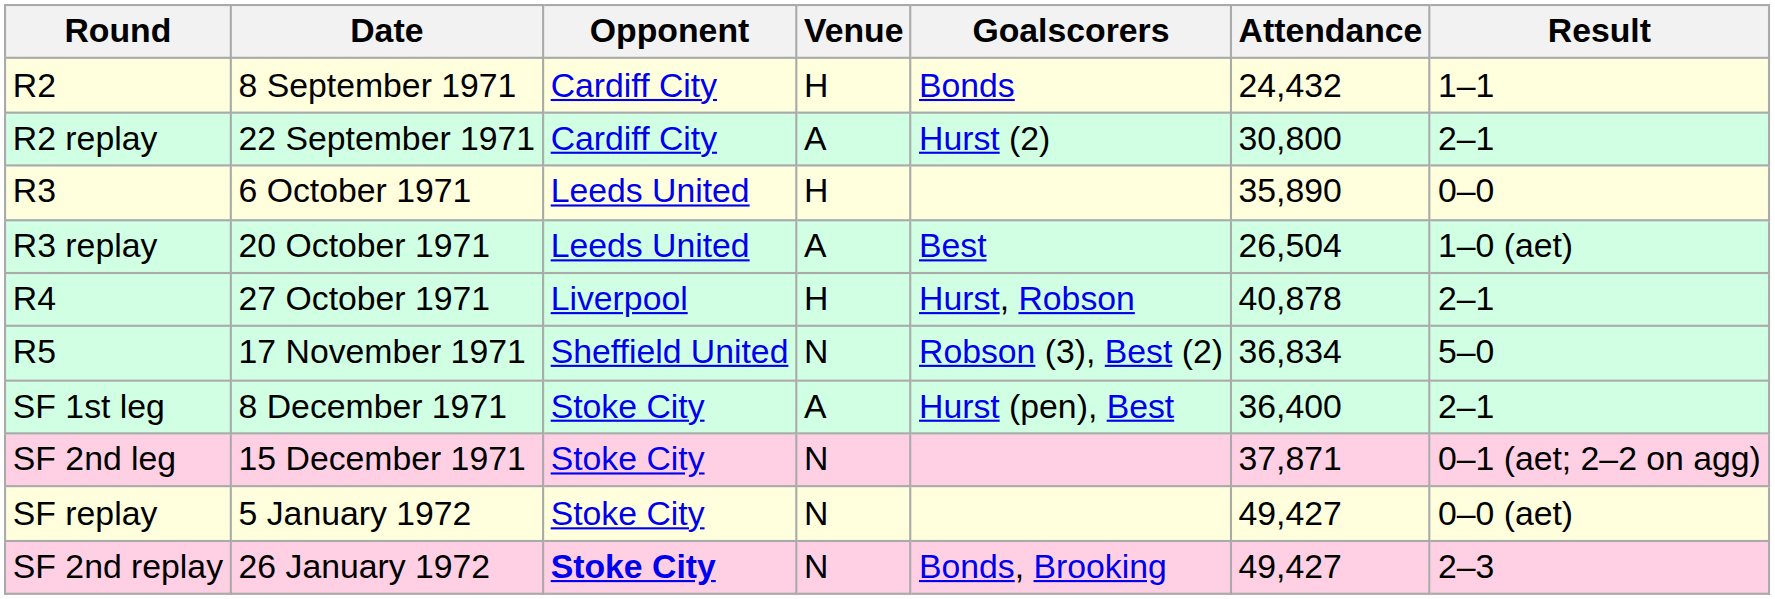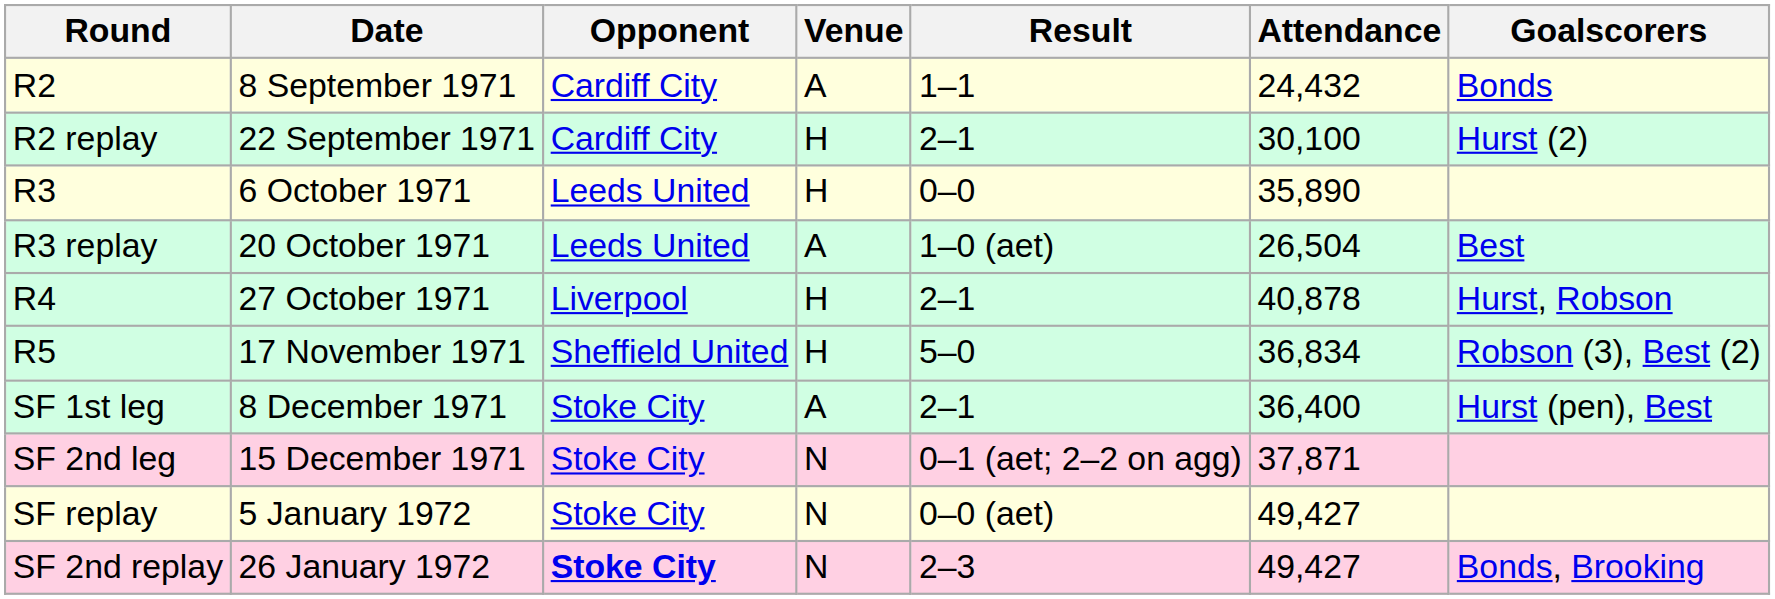columns swapped: (1599, 31) <-> (1071, 31)
(816, 84) H -> (815, 84) A
(815, 138) A -> (816, 138) H
(1290, 138) 30,800 -> (1309, 138) 30,100
(816, 352) N -> (816, 352) H
